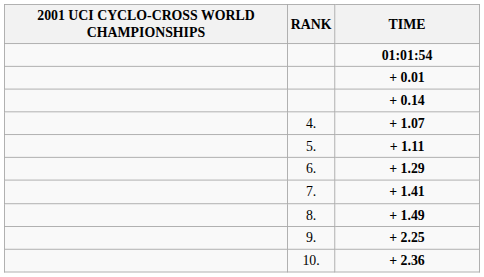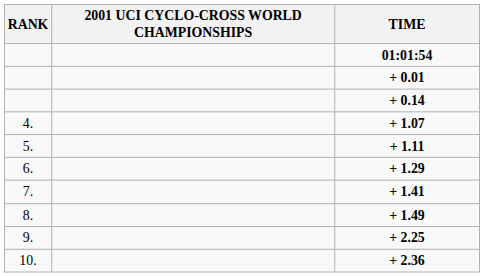columns swapped: (311, 24) <-> (146, 24)
